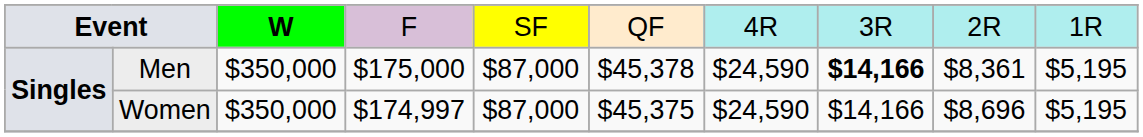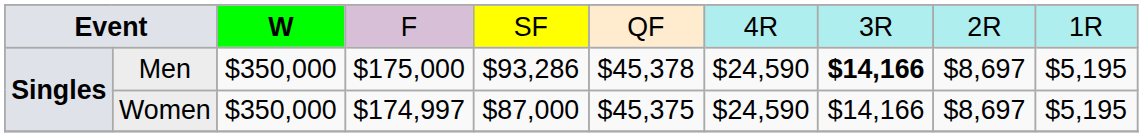(531, 69) $87,000 -> (531, 69) $93,286
(984, 69) $8,361 -> (984, 69) $8,697
(984, 111) $8,696 -> (984, 111) $8,697
